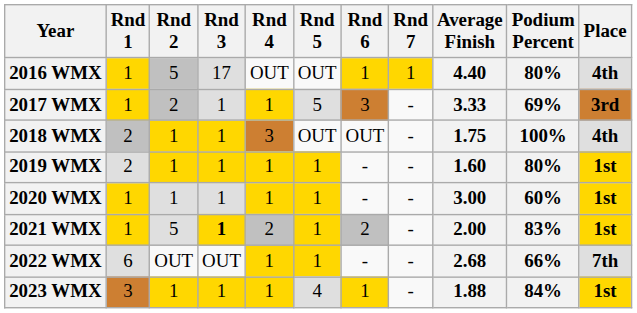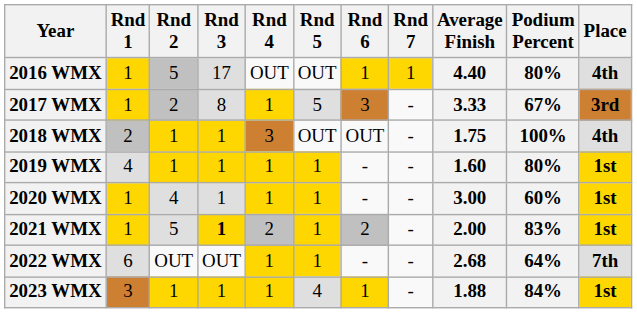(222, 104) 1 -> (222, 104) 8
(543, 104) 69% -> (543, 104) 67%
(128, 166) 2 -> (128, 166) 4
(174, 197) 1 -> (174, 197) 4
(543, 260) 66% -> (543, 260) 64%
